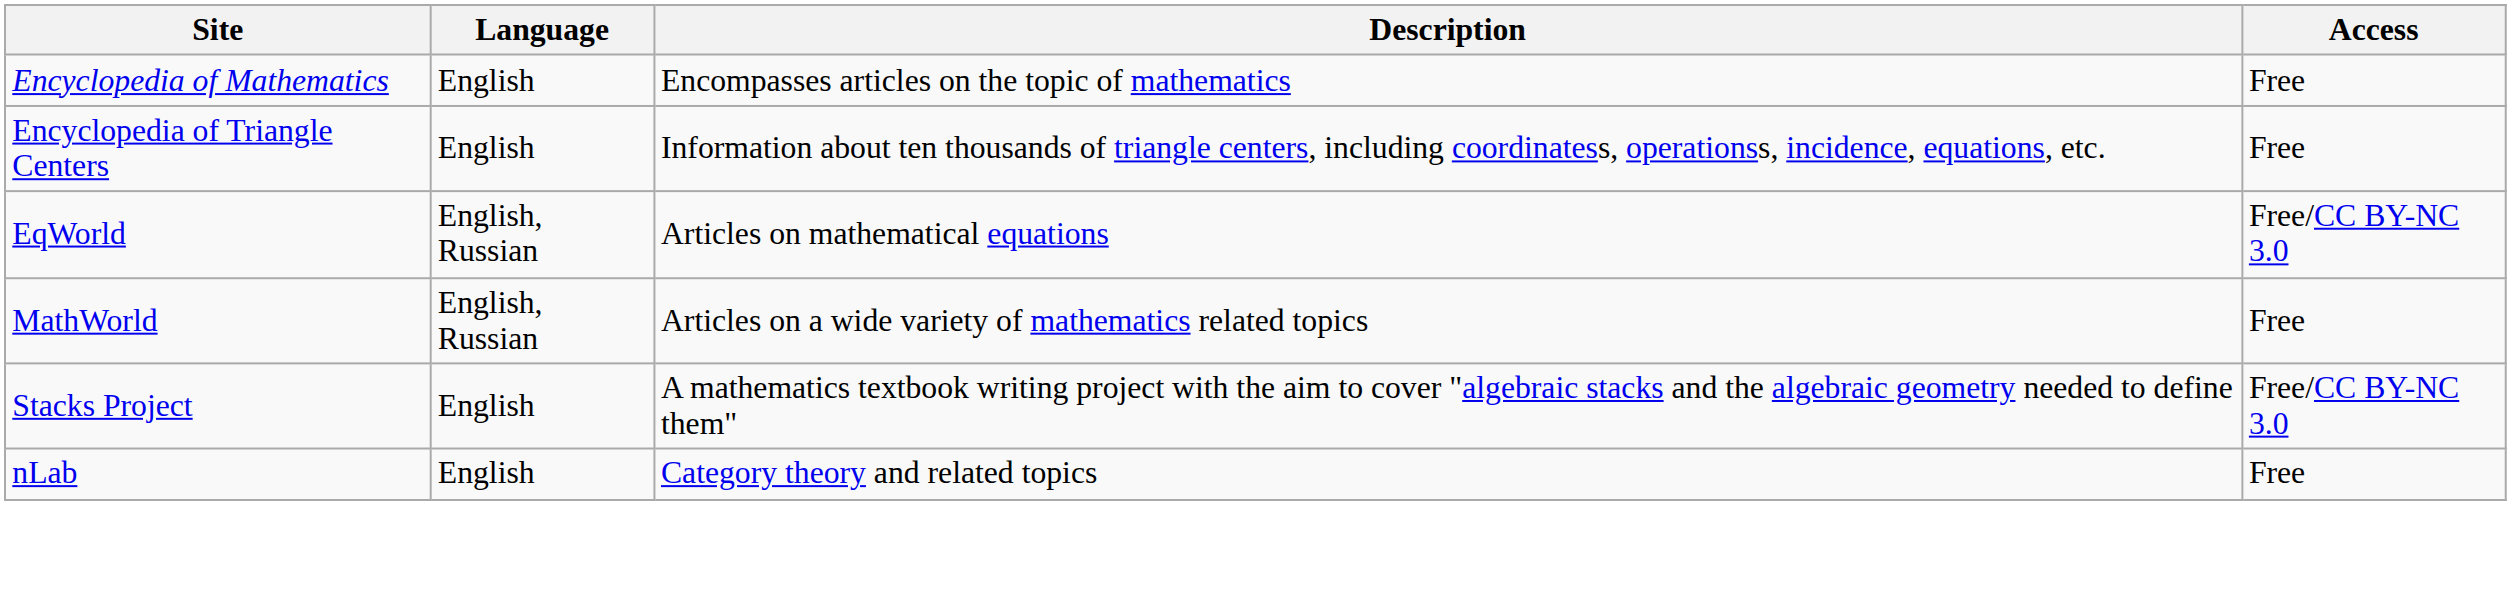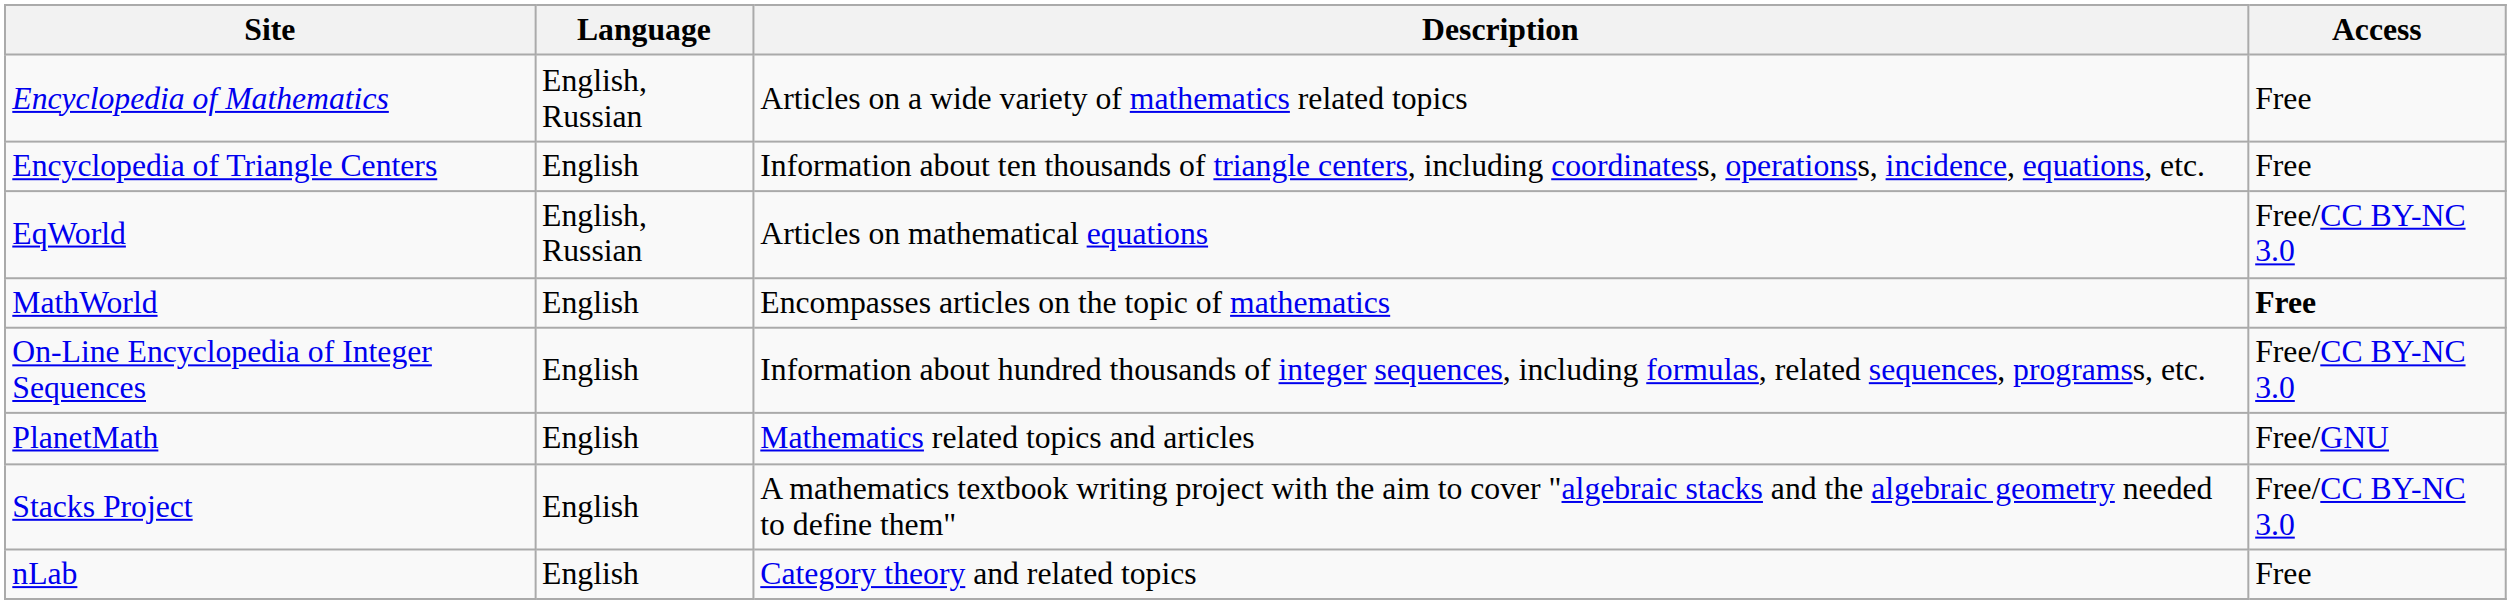(486, 79) English -> (594, 97) English, Russian
(976, 79) Encompasses articles on the topic of mathematics -> (1114, 97) Articles on a wide variety of mathematics related topics
(490, 319) English, Russian -> (590, 301) English
(1015, 319) Articles on a wide variety of mathematics related topics -> (1075, 301) Encompasses articles on the topic of mathematics
(2277, 319) normal -> (2286, 301) bold
+ row: (222, 369)
+ row: (85, 437)
